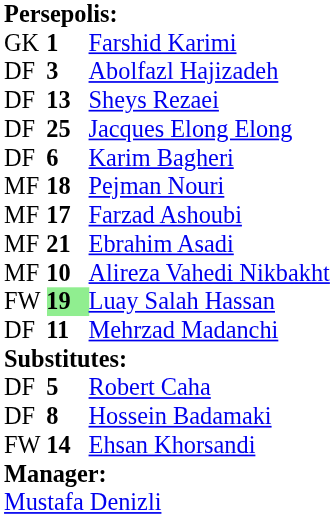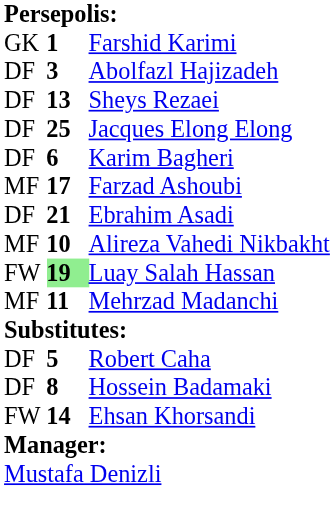- row: (156, 186)
(22, 243) MF -> (20, 215) DF
(20, 330) DF -> (22, 301) MF
